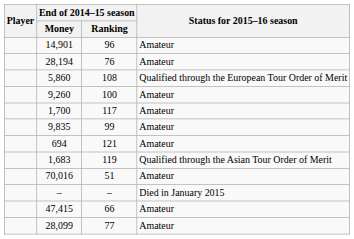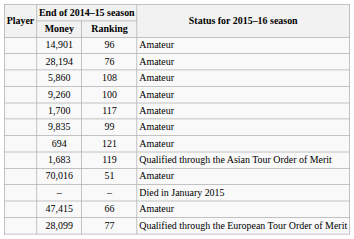(243, 78) Qualified through the European Tour Order of Merit -> (157, 78) Amateur
(157, 226) Amateur -> (243, 226) Qualified through the European Tour Order of Merit
